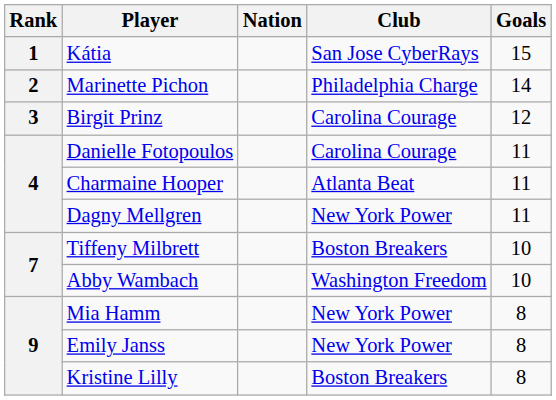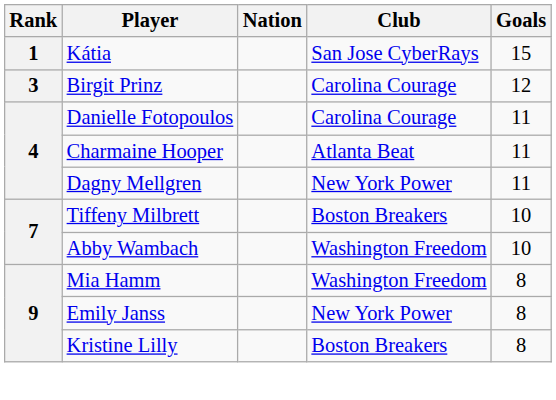- row: (137, 85)
(382, 313) New York Power -> (399, 280) Washington Freedom
